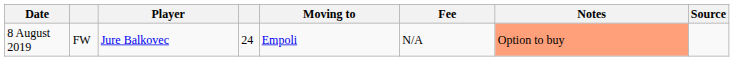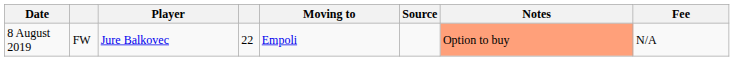columns swapped: (447, 14) <-> (708, 14)
(247, 39) 24 -> (247, 39) 22
